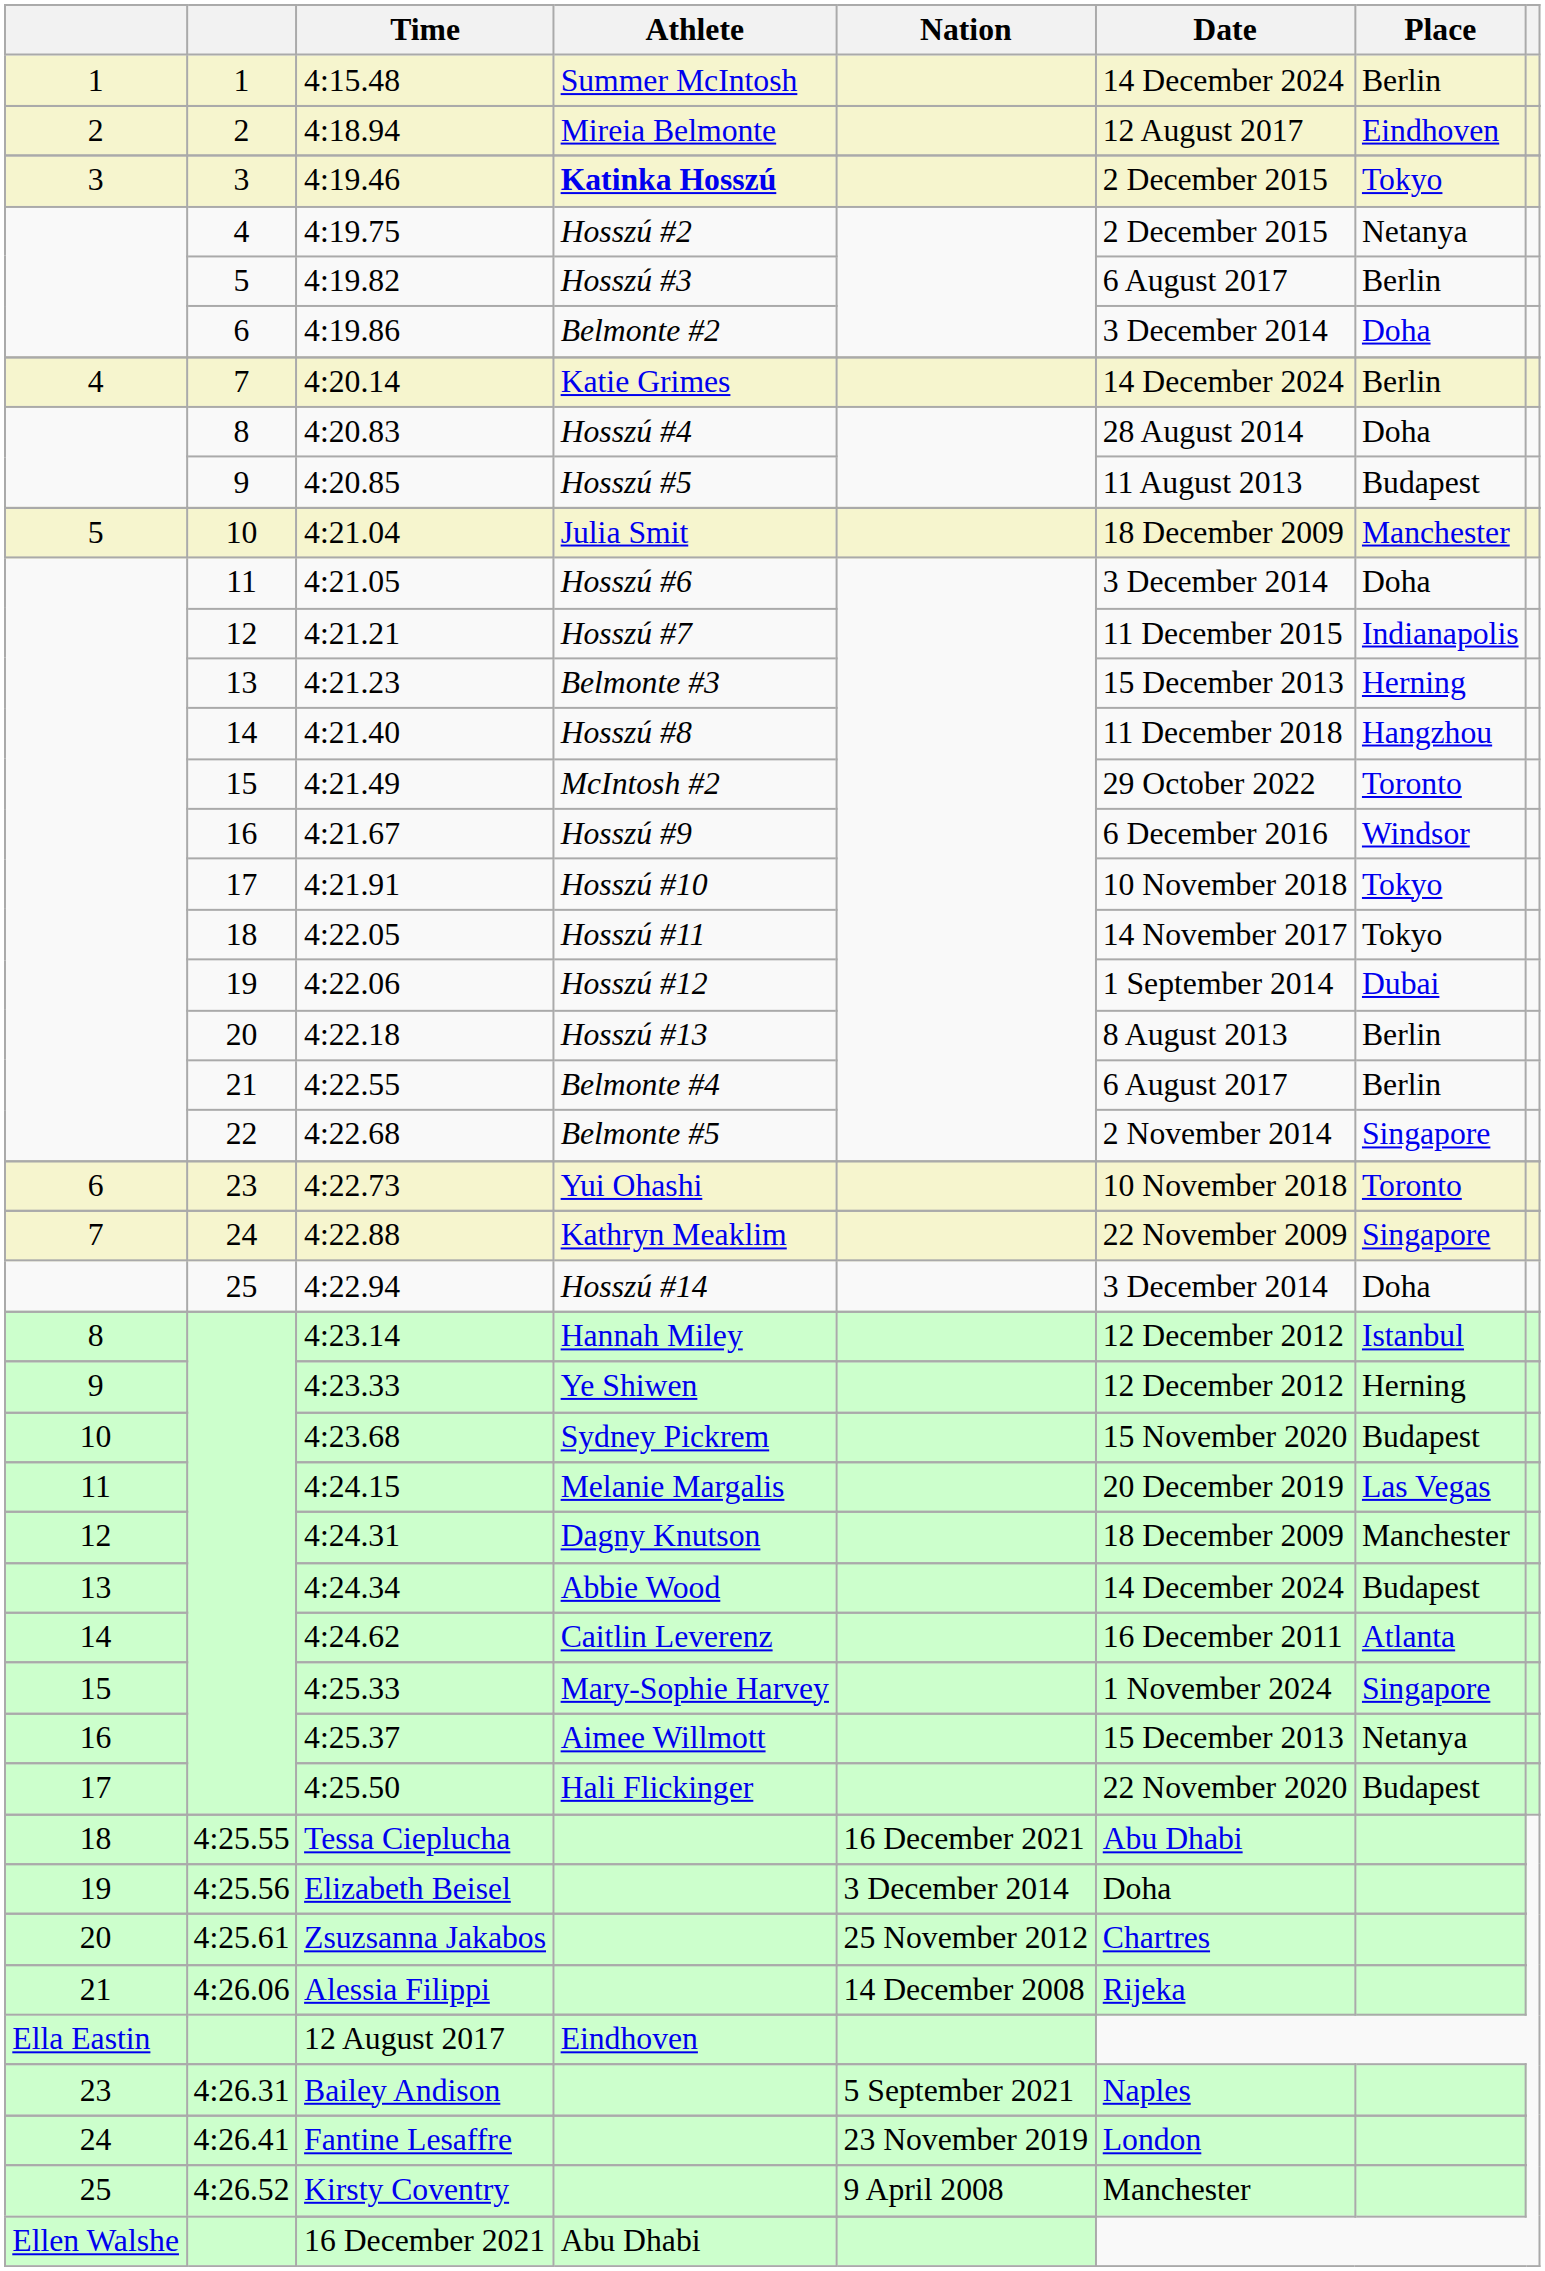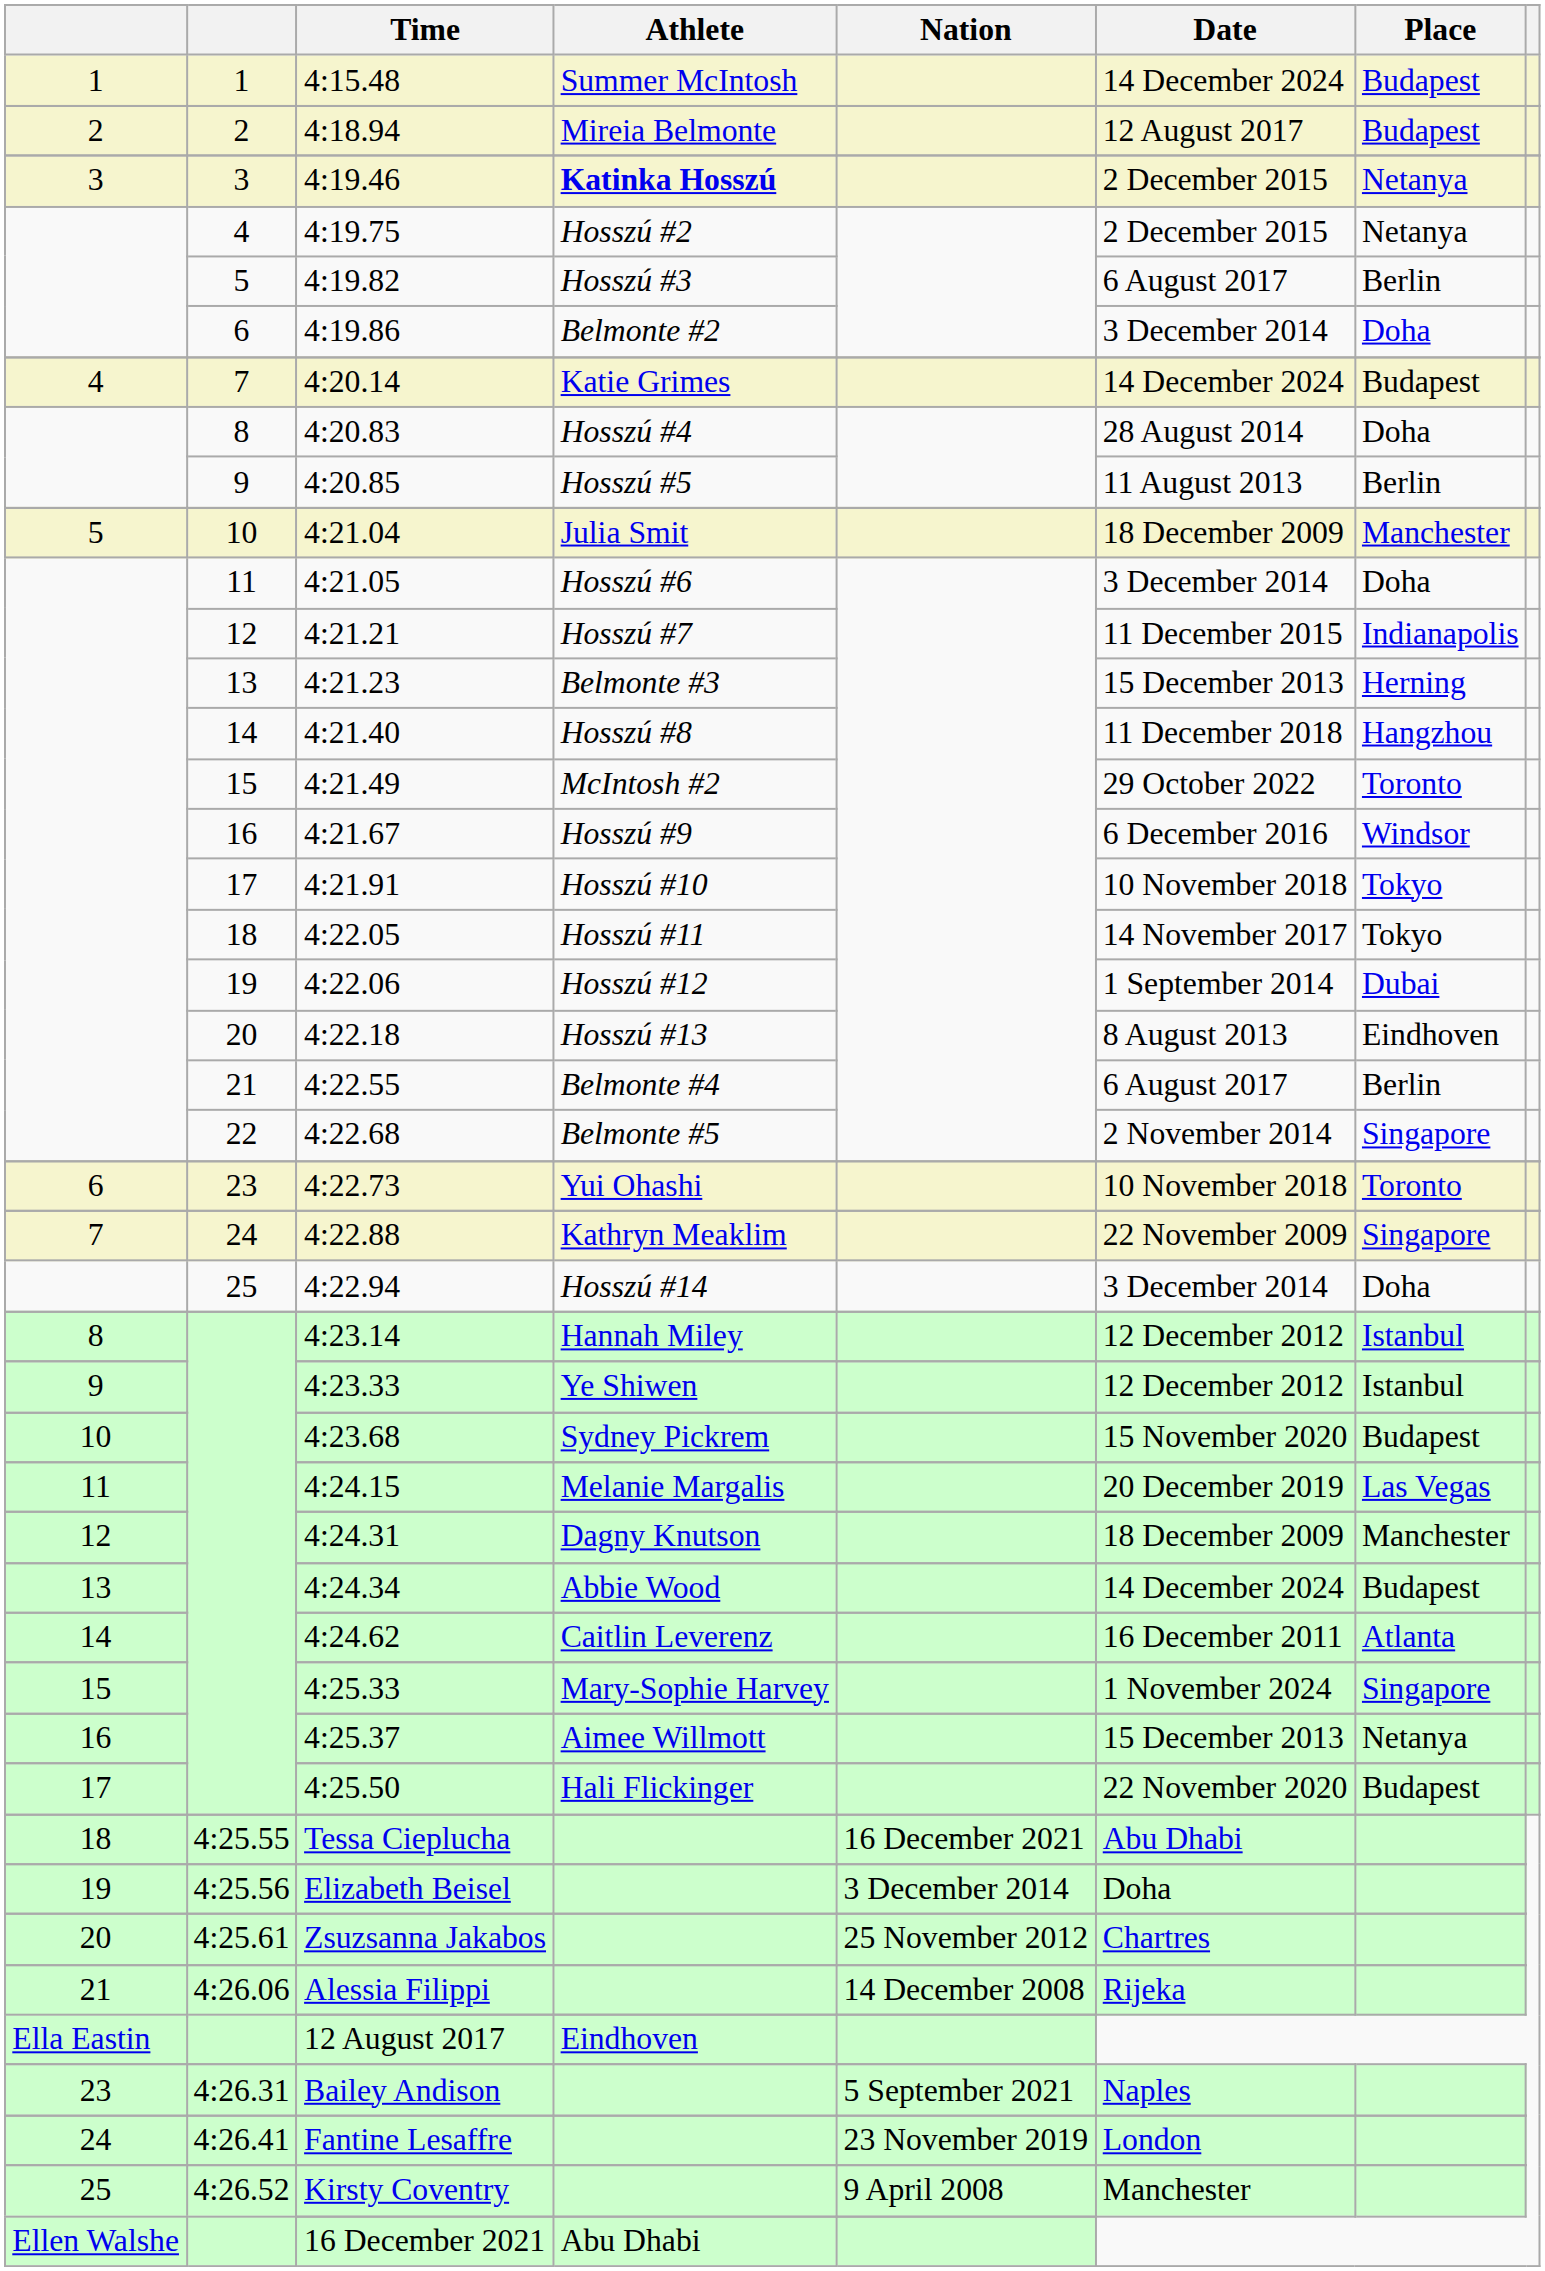(1402, 79) Berlin -> (1421, 79) Budapest
(1431, 130) Eindhoven -> (1421, 130) Budapest
(1402, 180) Tokyo -> (1415, 180) Netanya
(1402, 381) Berlin -> (1421, 381) Budapest
(1421, 481) Budapest -> (1402, 481) Berlin
(1402, 1034) Berlin -> (1431, 1034) Eindhoven
(1414, 1386) Herning -> (1413, 1386) Istanbul
